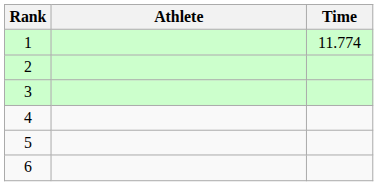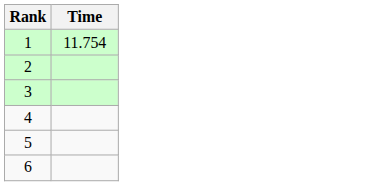- column: (179, 17)
(340, 42) 11.774 -> (85, 42) 11.754
